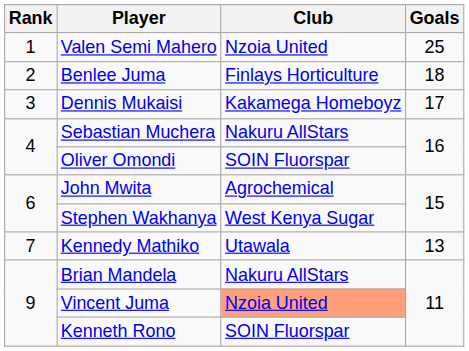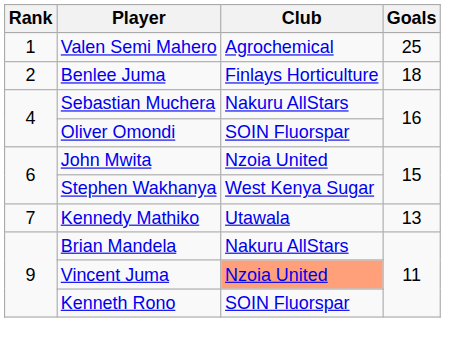(276, 47) Nzoia United -> (279, 47) Agrochemical
- row: (122, 103)
(279, 189) Agrochemical -> (276, 160) Nzoia United
